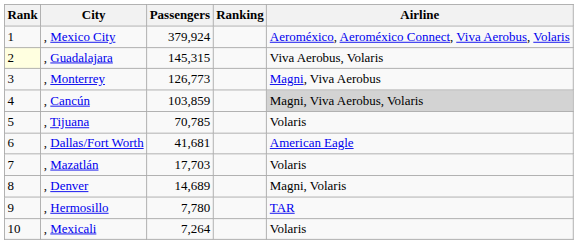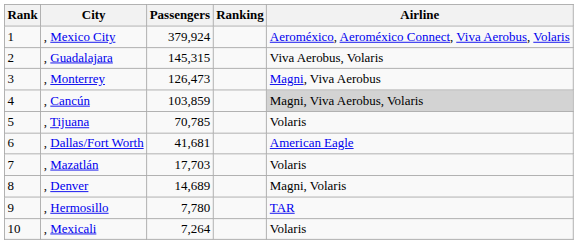(11, 58) lightyellow background -> (11, 58) no background
(189, 79) 126,773 -> (189, 79) 126,473
